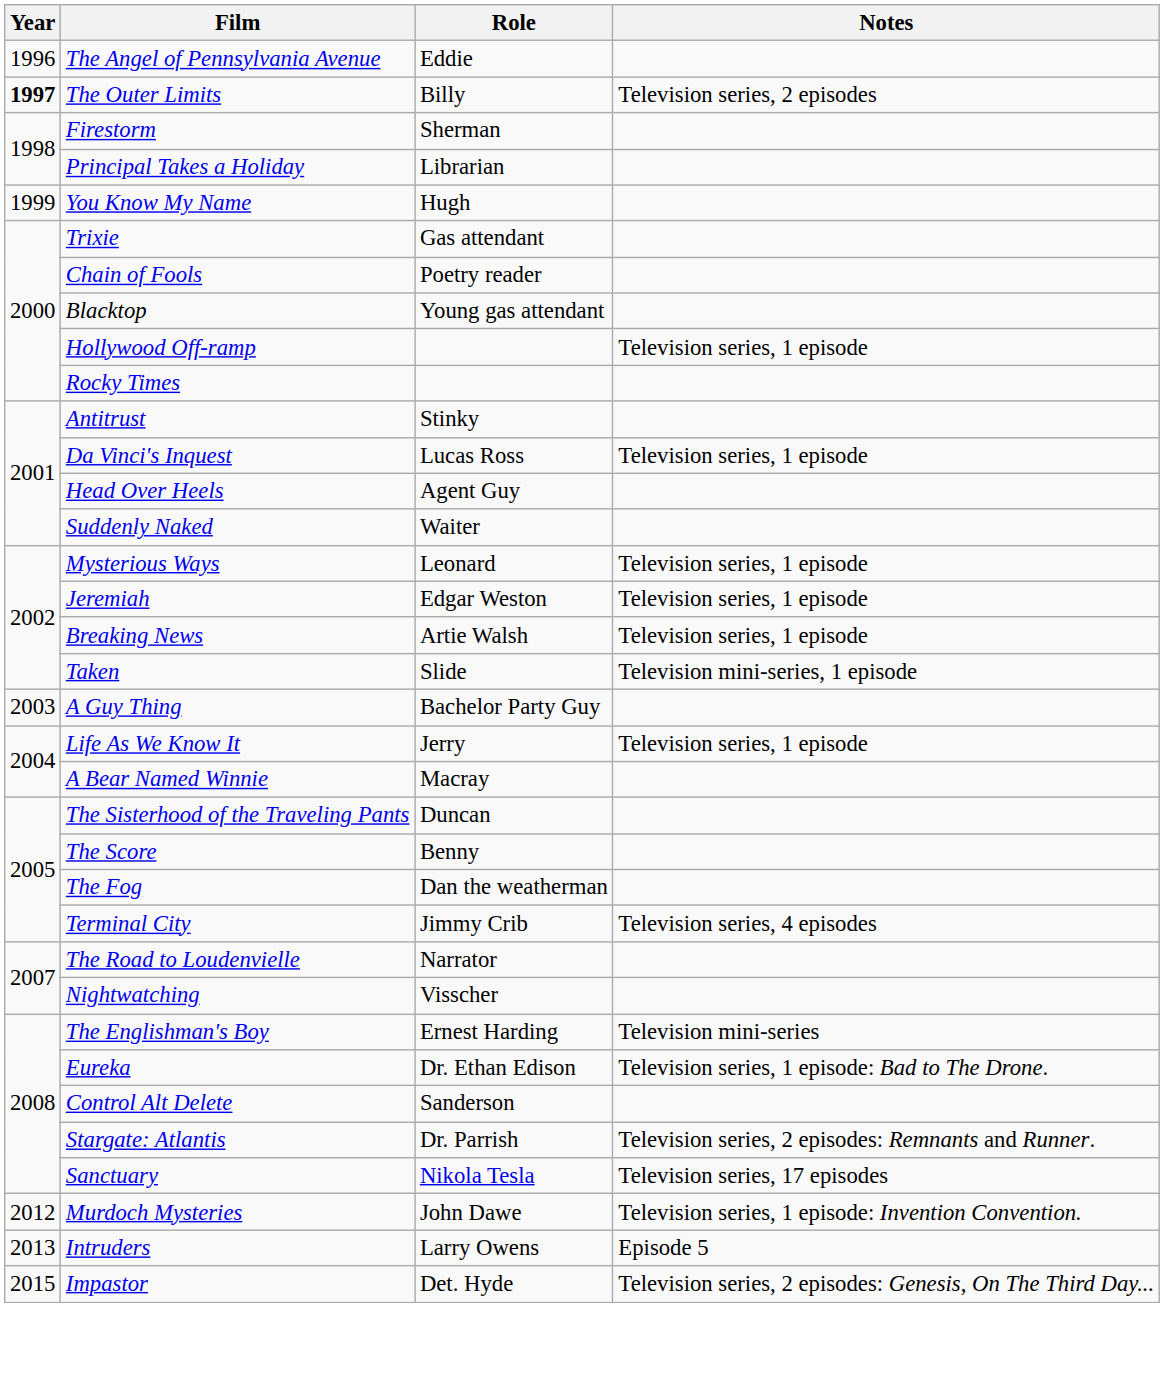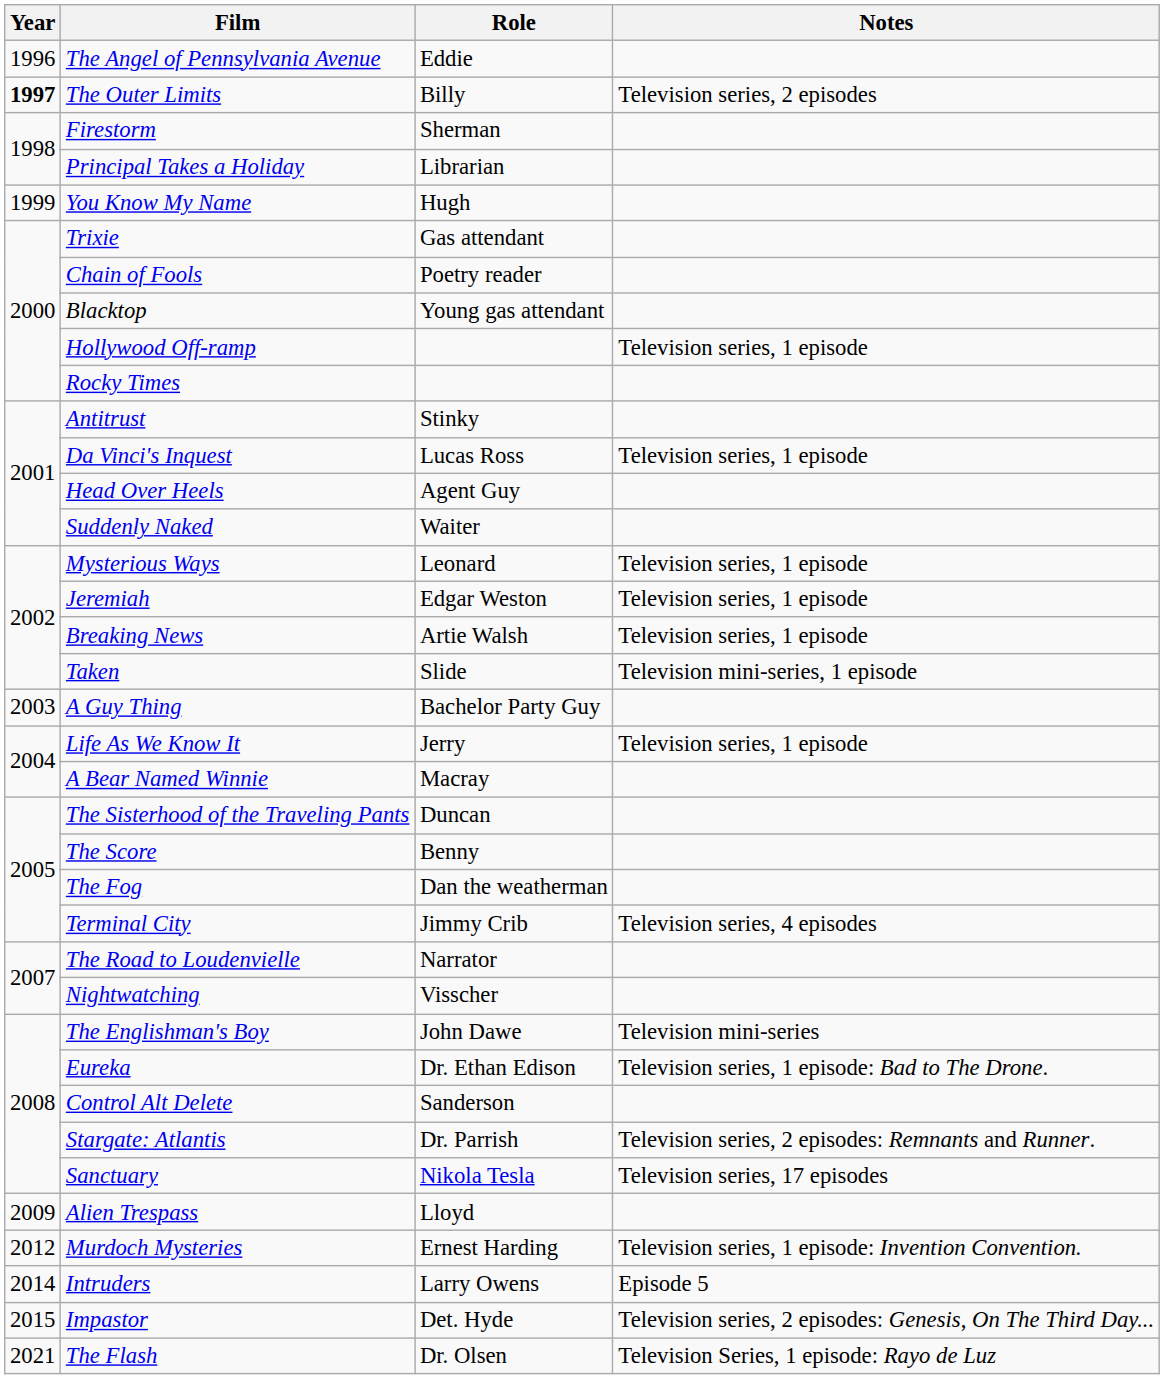(489, 1031) Ernest Harding -> (471, 1031) John Dawe
+ row: (132, 1211)
(471, 1211) John Dawe -> (489, 1247) Ernest Harding
(33, 1247) 2013 -> (33, 1283) 2014
+ row: (112, 1355)
